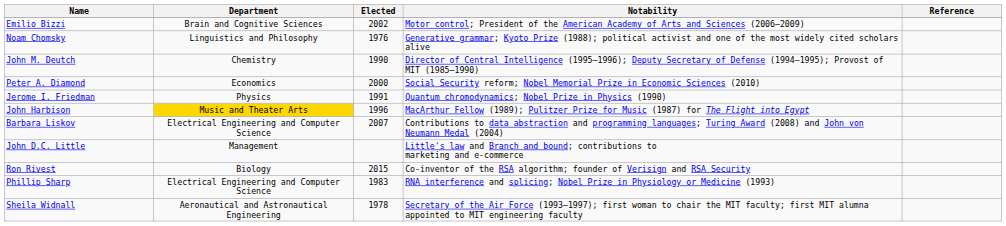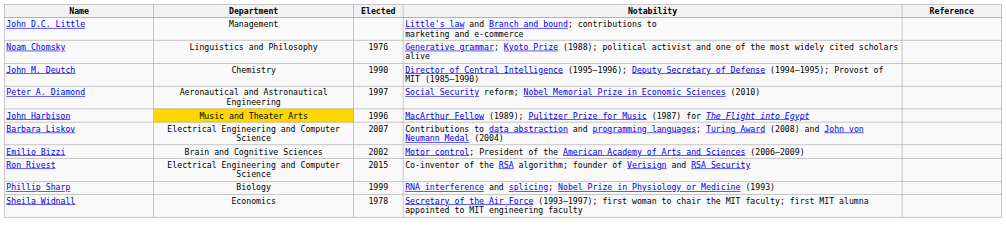rows swapped: (36, 24) <-> (46, 146)
(254, 83) Economics -> (254, 97) Aeronautical and Astronautical Engineering
(378, 83) 2000 -> (378, 93) 1997
- row: (51, 97)
(254, 169) Biology -> (254, 170) Electrical Engineering and Computer Science
(254, 187) Electrical Engineering and Computer Science -> (254, 188) Biology
(378, 182) 1983 -> (378, 188) 1999
(254, 210) Aeronautical and Astronautical Engineering -> (254, 201) Economics
